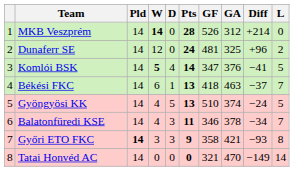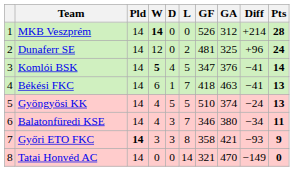columns swapped: (281, 13) <-> (189, 13)
(258, 85) −37 -> (254, 85) −41
(232, 121) 378 -> (229, 121) 380
